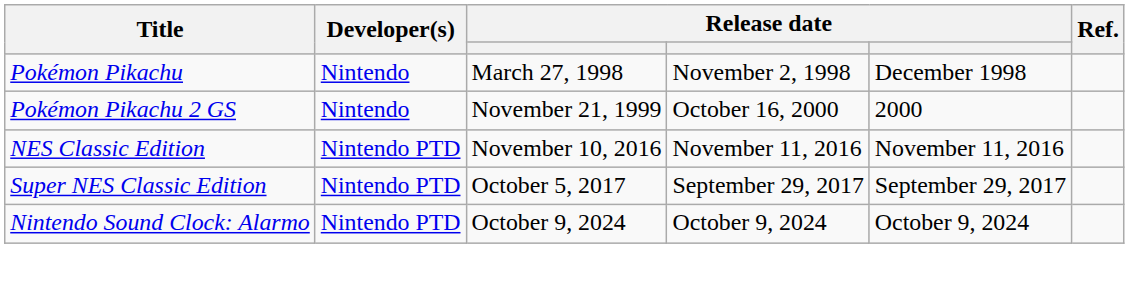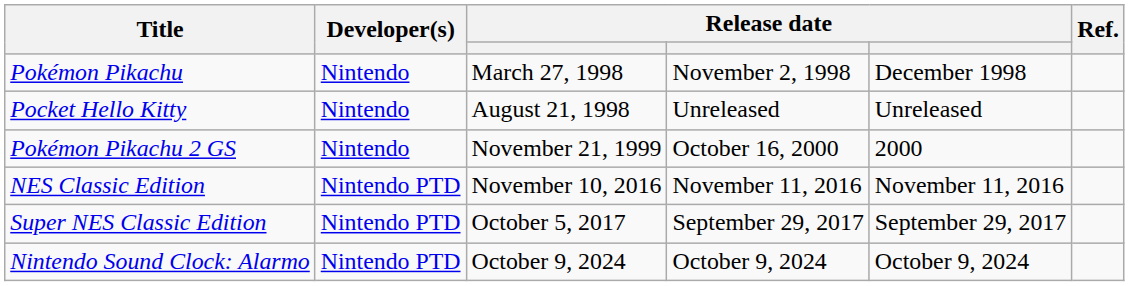+ row: (98, 110)
